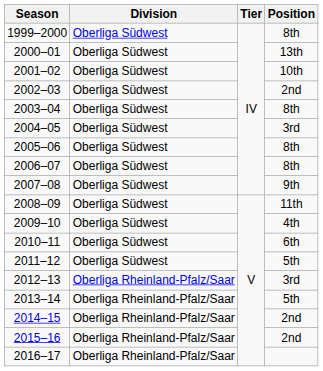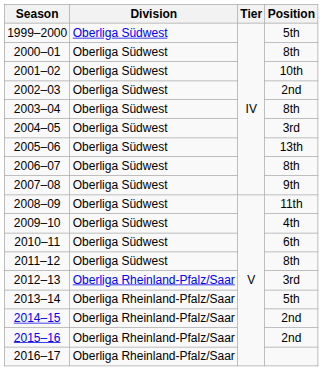(291, 33) 8th -> (291, 33) 5th
(291, 52) 13th -> (291, 52) 8th
(291, 147) 8th -> (291, 147) 13th
(291, 261) 5th -> (291, 261) 8th
